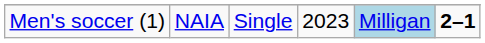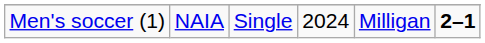(326, 21) 2023 -> (326, 21) 2024
(395, 21) lightblue background -> (395, 21) no background
